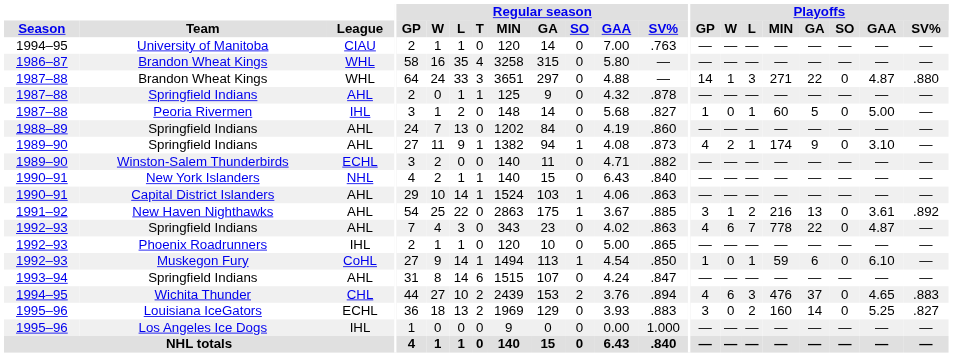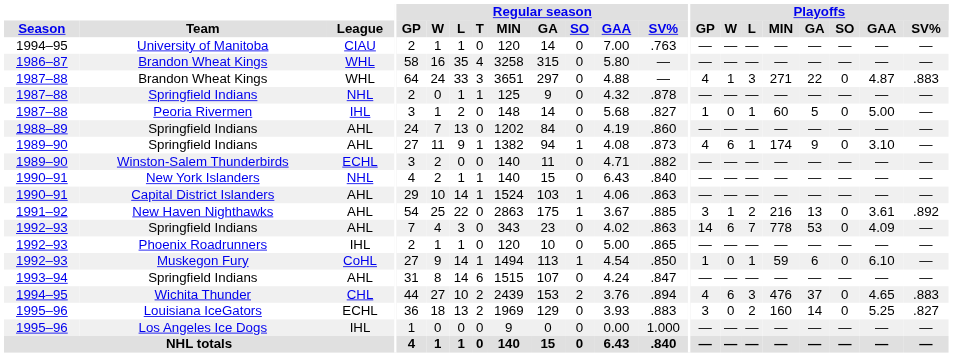(705, 78) 14 -> (705, 78) 4
(926, 78) .880 -> (926, 78) .883
(360, 95) AHL -> (360, 95) NHL
(731, 145) 2 -> (731, 145) 6
(705, 228) 4 -> (705, 228) 14
(815, 228) 22 -> (815, 228) 53
(882, 228) 4.87 -> (882, 228) 4.09
